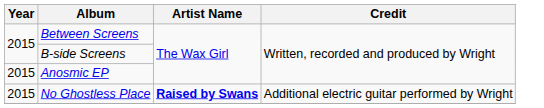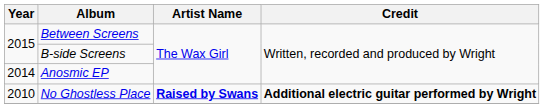(21, 73) 2015 -> (21, 73) 2014
(21, 93) 2015 -> (21, 93) 2010
(388, 93) normal -> (400, 93) bold
